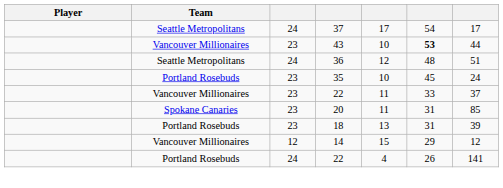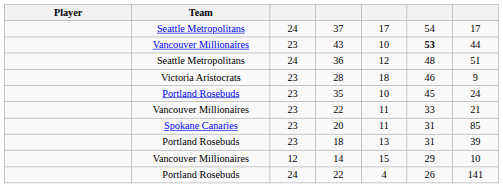+ row: (201, 77)
(475, 93) 37 -> (475, 110) 21
(475, 142) 12 -> (475, 158) 10
